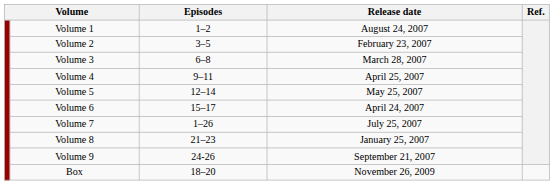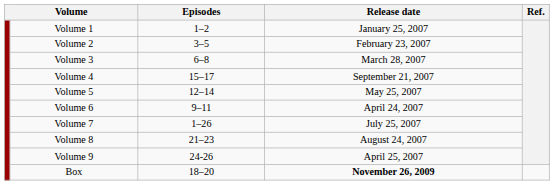(395, 28) August 24, 2007 -> (393, 28) January 25, 2007
(203, 76) 9–11 -> (201, 76) 15–17
(395, 76) April 25, 2007 -> (393, 76) September 21, 2007
(203, 108) 15–17 -> (201, 108) 9–11
(395, 140) January 25, 2007 -> (393, 140) August 24, 2007
(395, 156) September 21, 2007 -> (393, 156) April 25, 2007
(395, 172) normal -> (393, 172) bold
